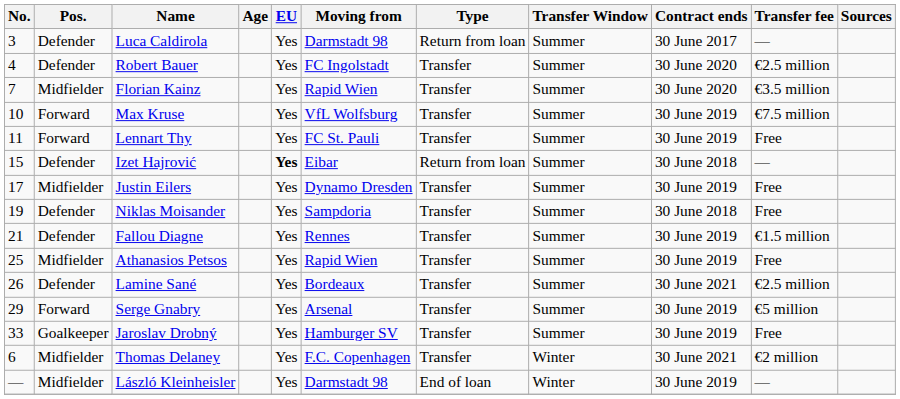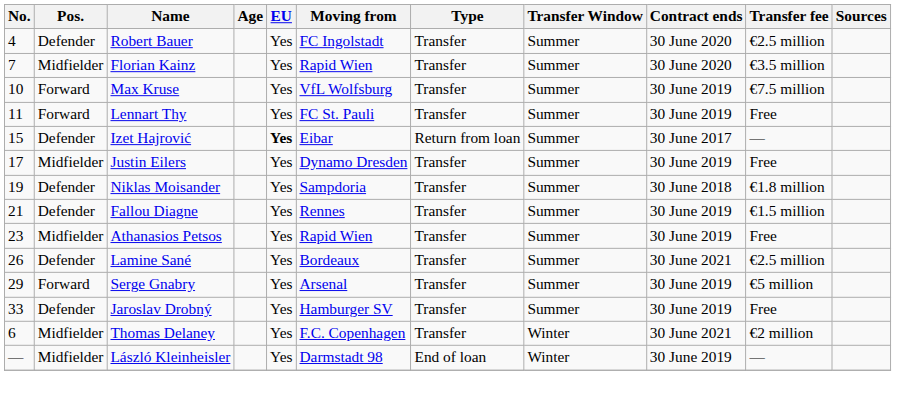- row: (161, 41)
(696, 162) 30 June 2018 -> (691, 138) 30 June 2017
(768, 211) Free -> (787, 187) €1.8 million
(16, 260) 25 -> (16, 235) 23
(73, 333) Goalkeeper -> (66, 308) Defender
